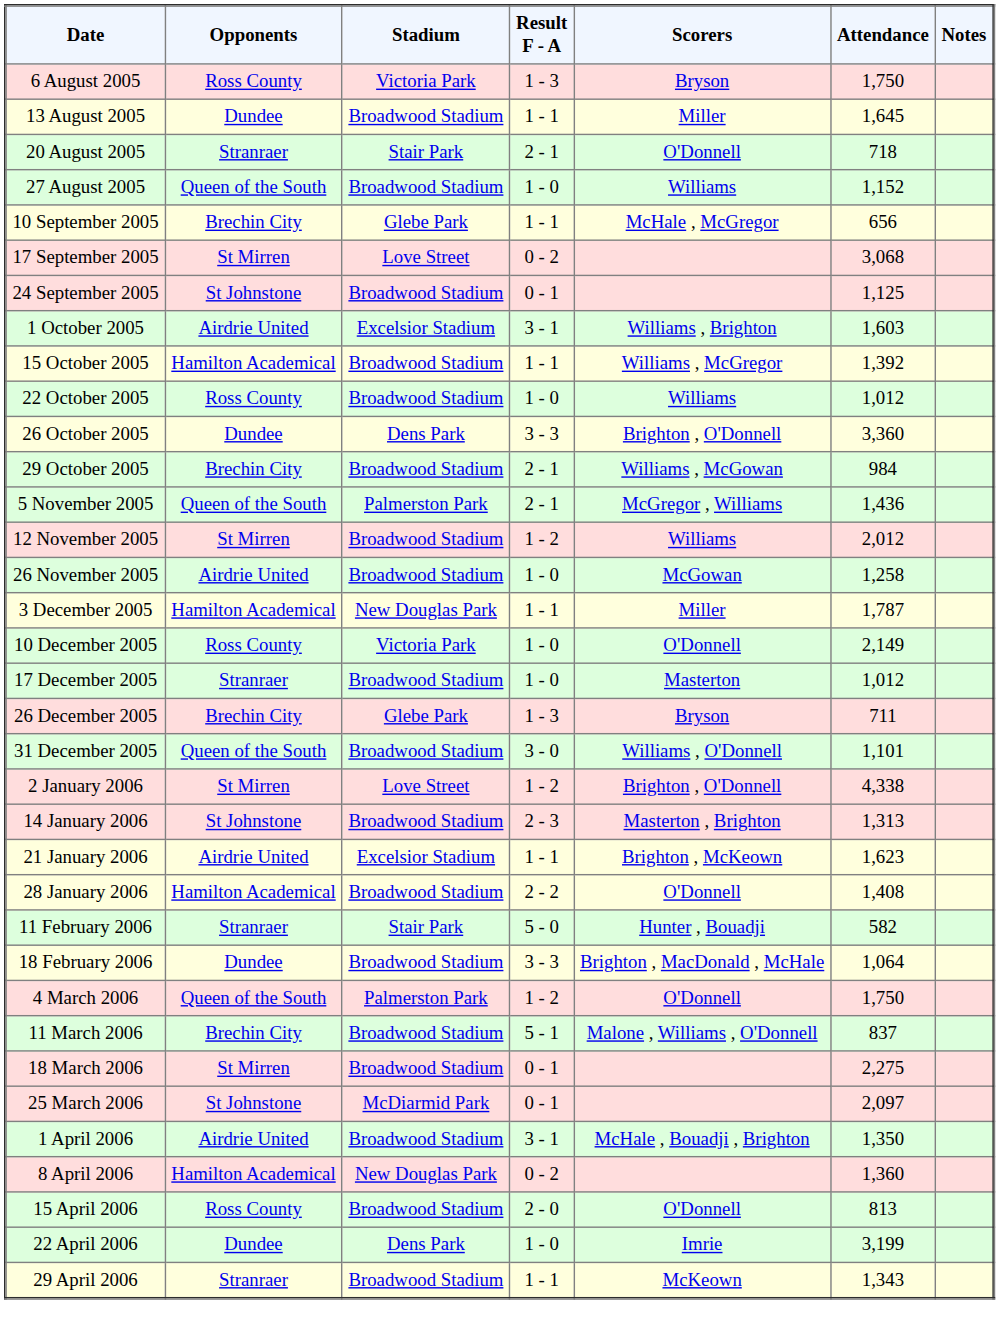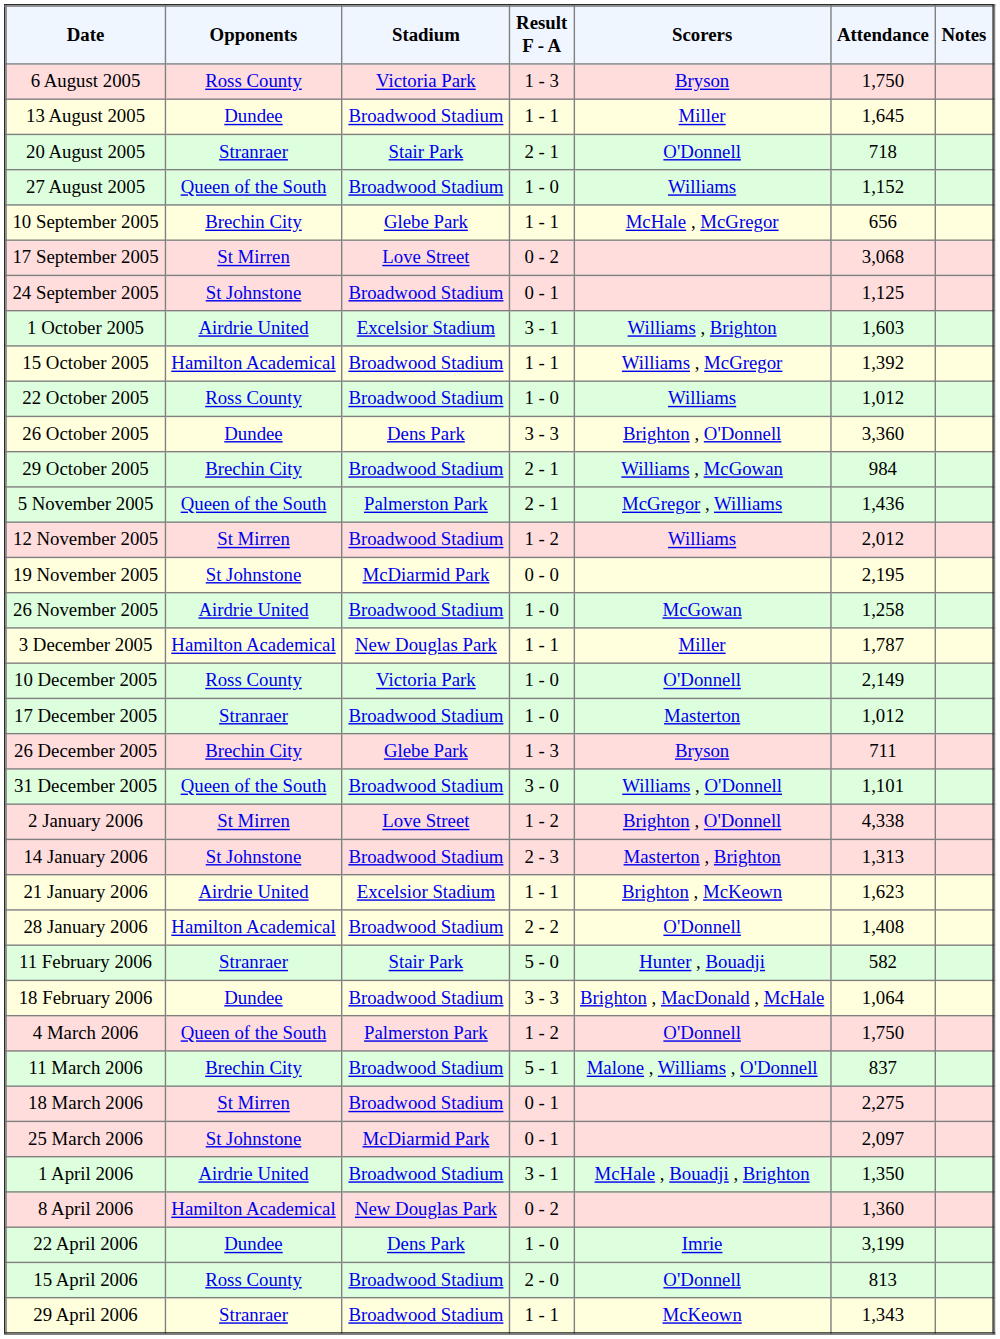+ row: (86, 574)
rows swapped: (86, 1209) <-> (86, 1244)
